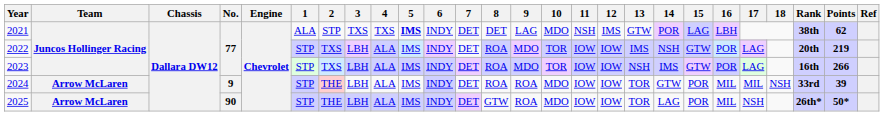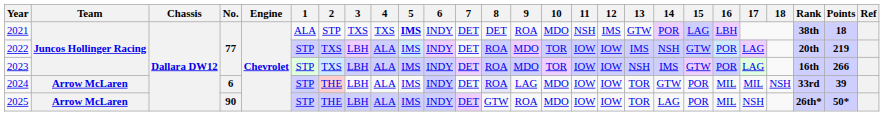(526, 30) LAG -> (526, 30) ROA
(841, 30) 62 -> (841, 30) 18
(231, 83) 9 -> (231, 83) 6
(496, 83) no background -> (496, 83) lavender background
(526, 83) ROA -> (526, 83) LAG
